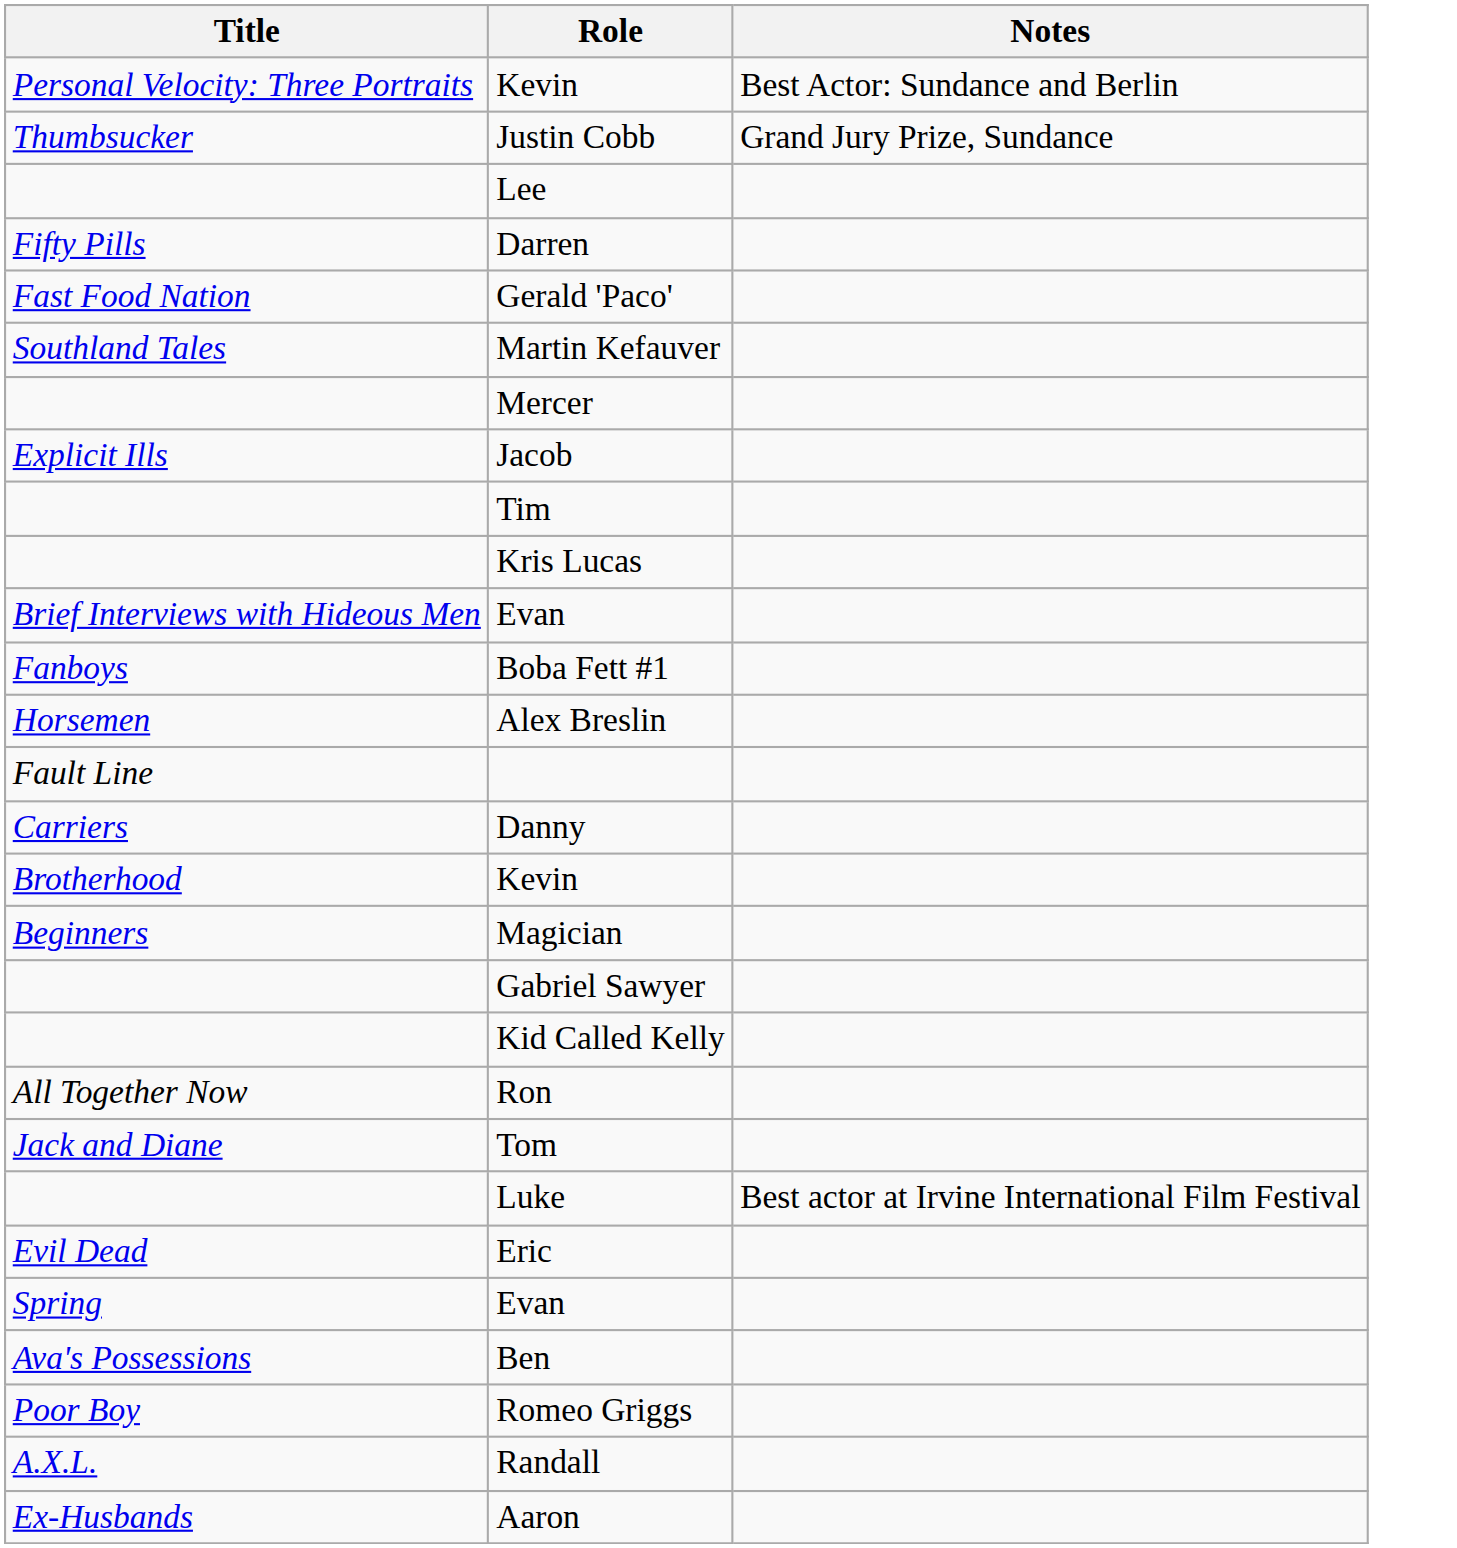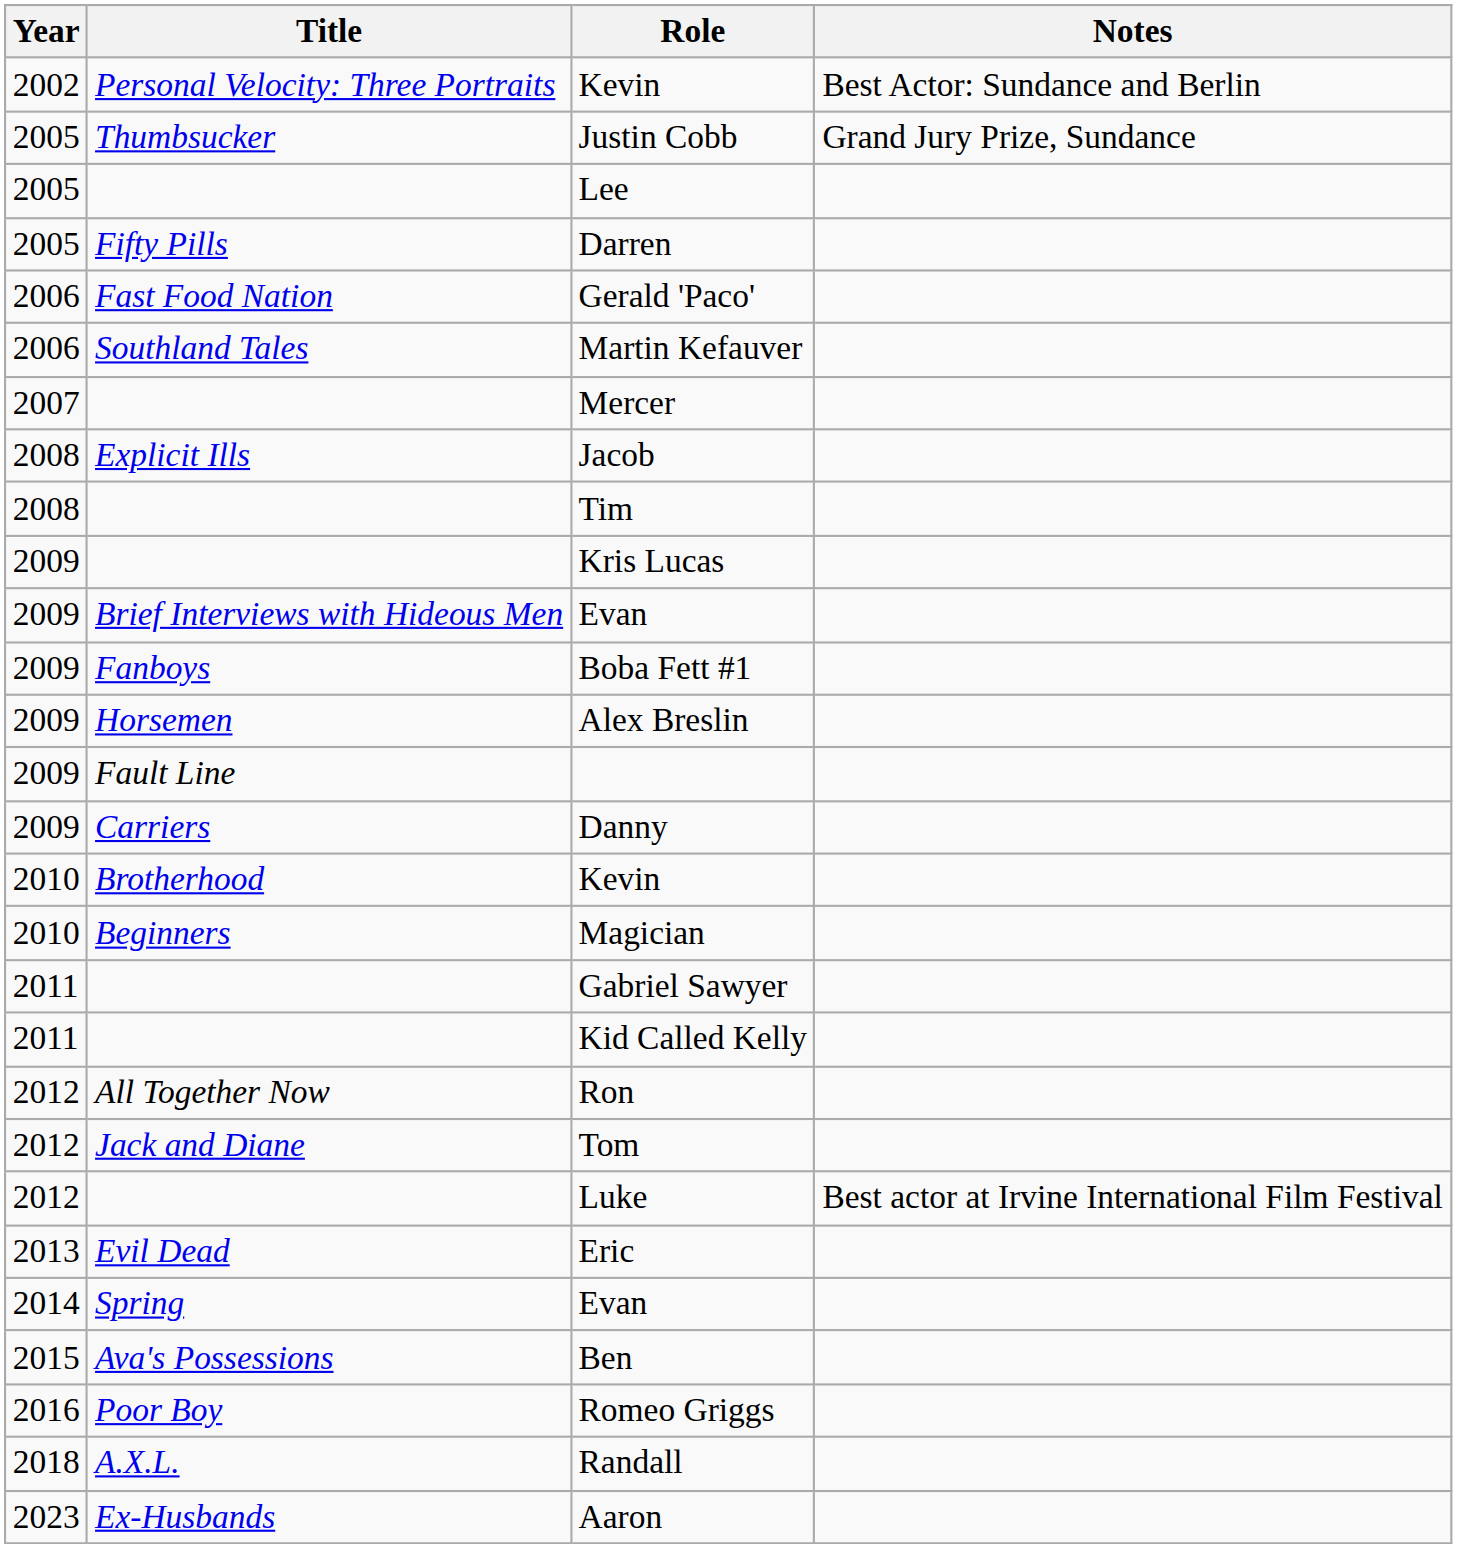+ column: (46, 31)
